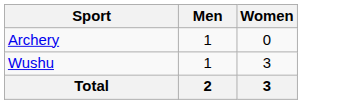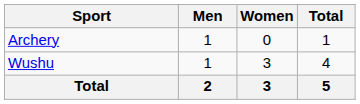+ column: (326, 16)
